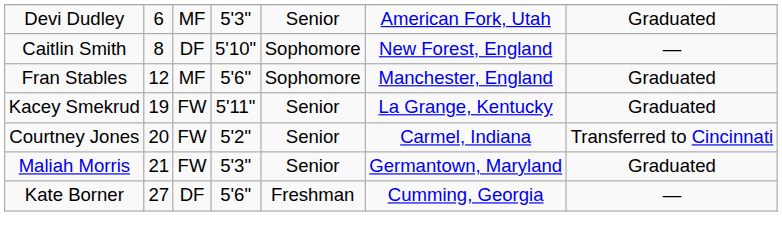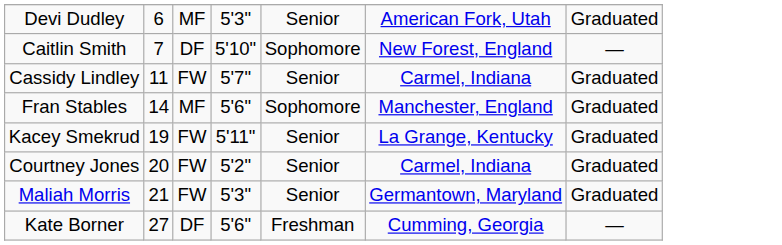(159, 48) 8 -> (159, 48) 7
+ row: (74, 78)
(159, 78) 12 -> (159, 107) 14
(672, 136) Transferred to Cincinnati -> (615, 166) Graduated
